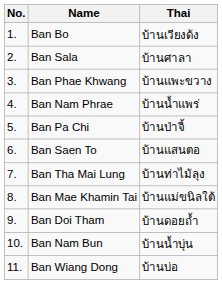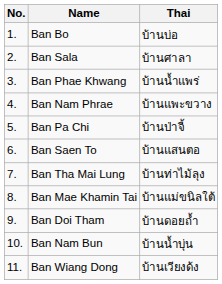(171, 34) บ้านเวียงด้ง -> (160, 34) บ้านบ่อ
(177, 81) บ้านแพะขวาง -> (171, 81) บ้านน้ำแพร่
(171, 104) บ้านน้ำแพร่ -> (177, 104) บ้านแพะขวาง
(160, 267) บ้านบ่อ -> (171, 267) บ้านเวียงด้ง
